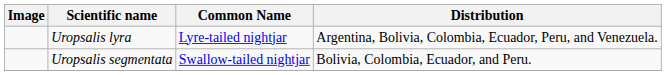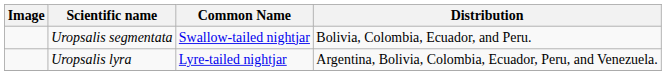rows swapped: (91, 37) <-> (112, 59)
